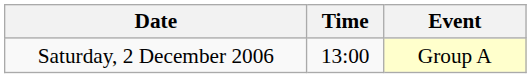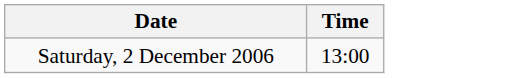- column: (455, 21)
